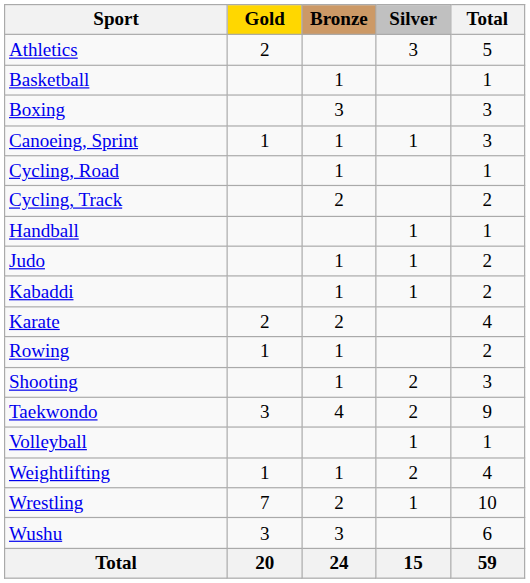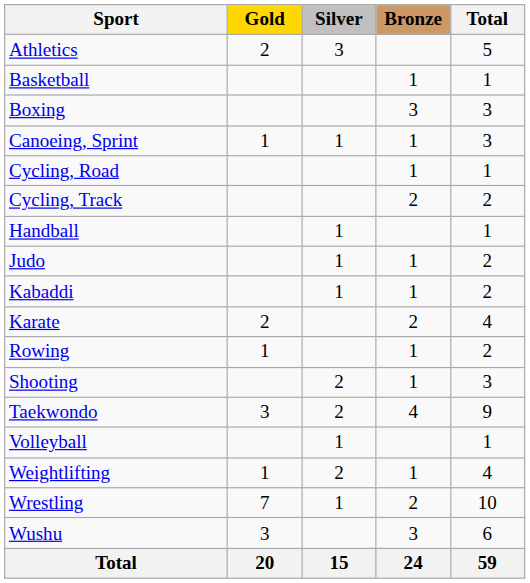columns swapped: (413, 19) <-> (339, 19)
